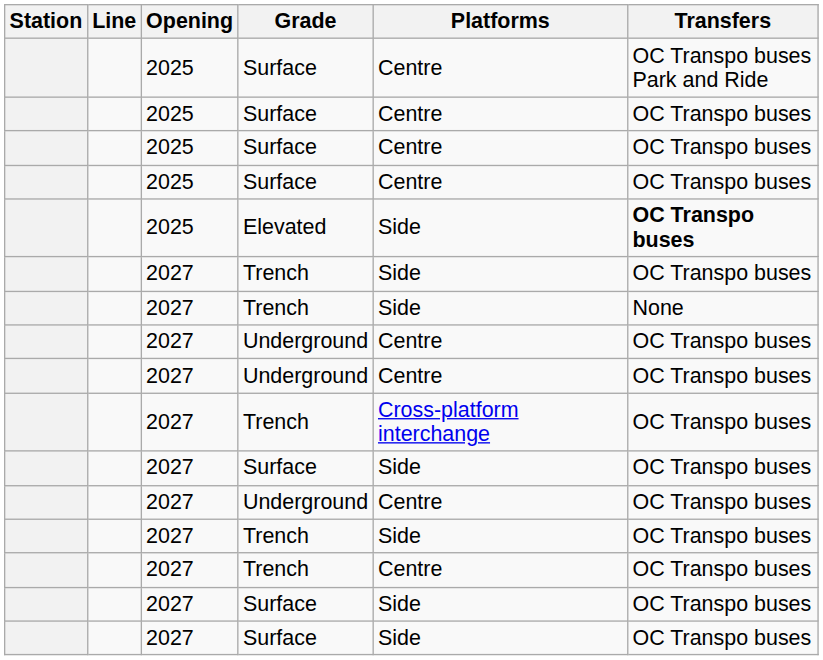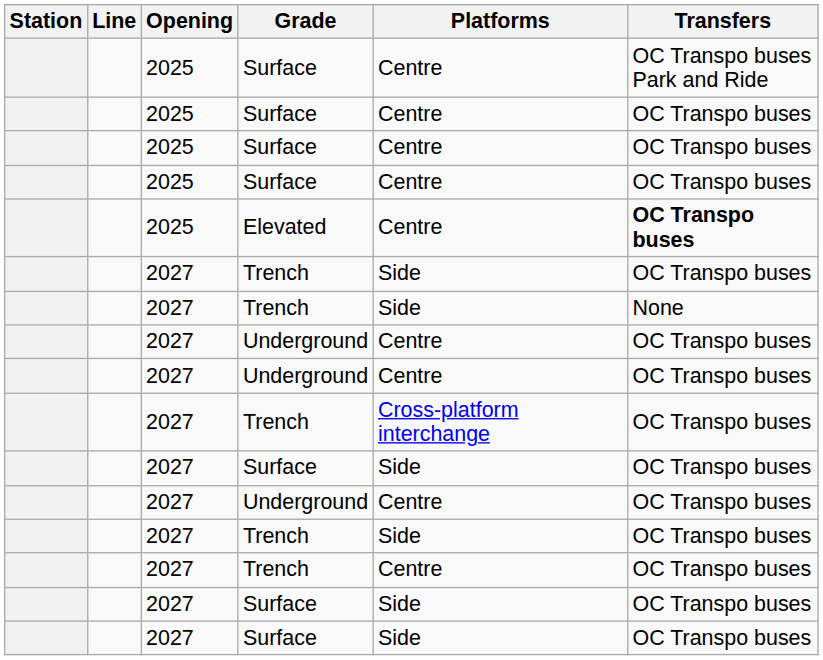(399, 227) Side -> (410, 227) Centre
